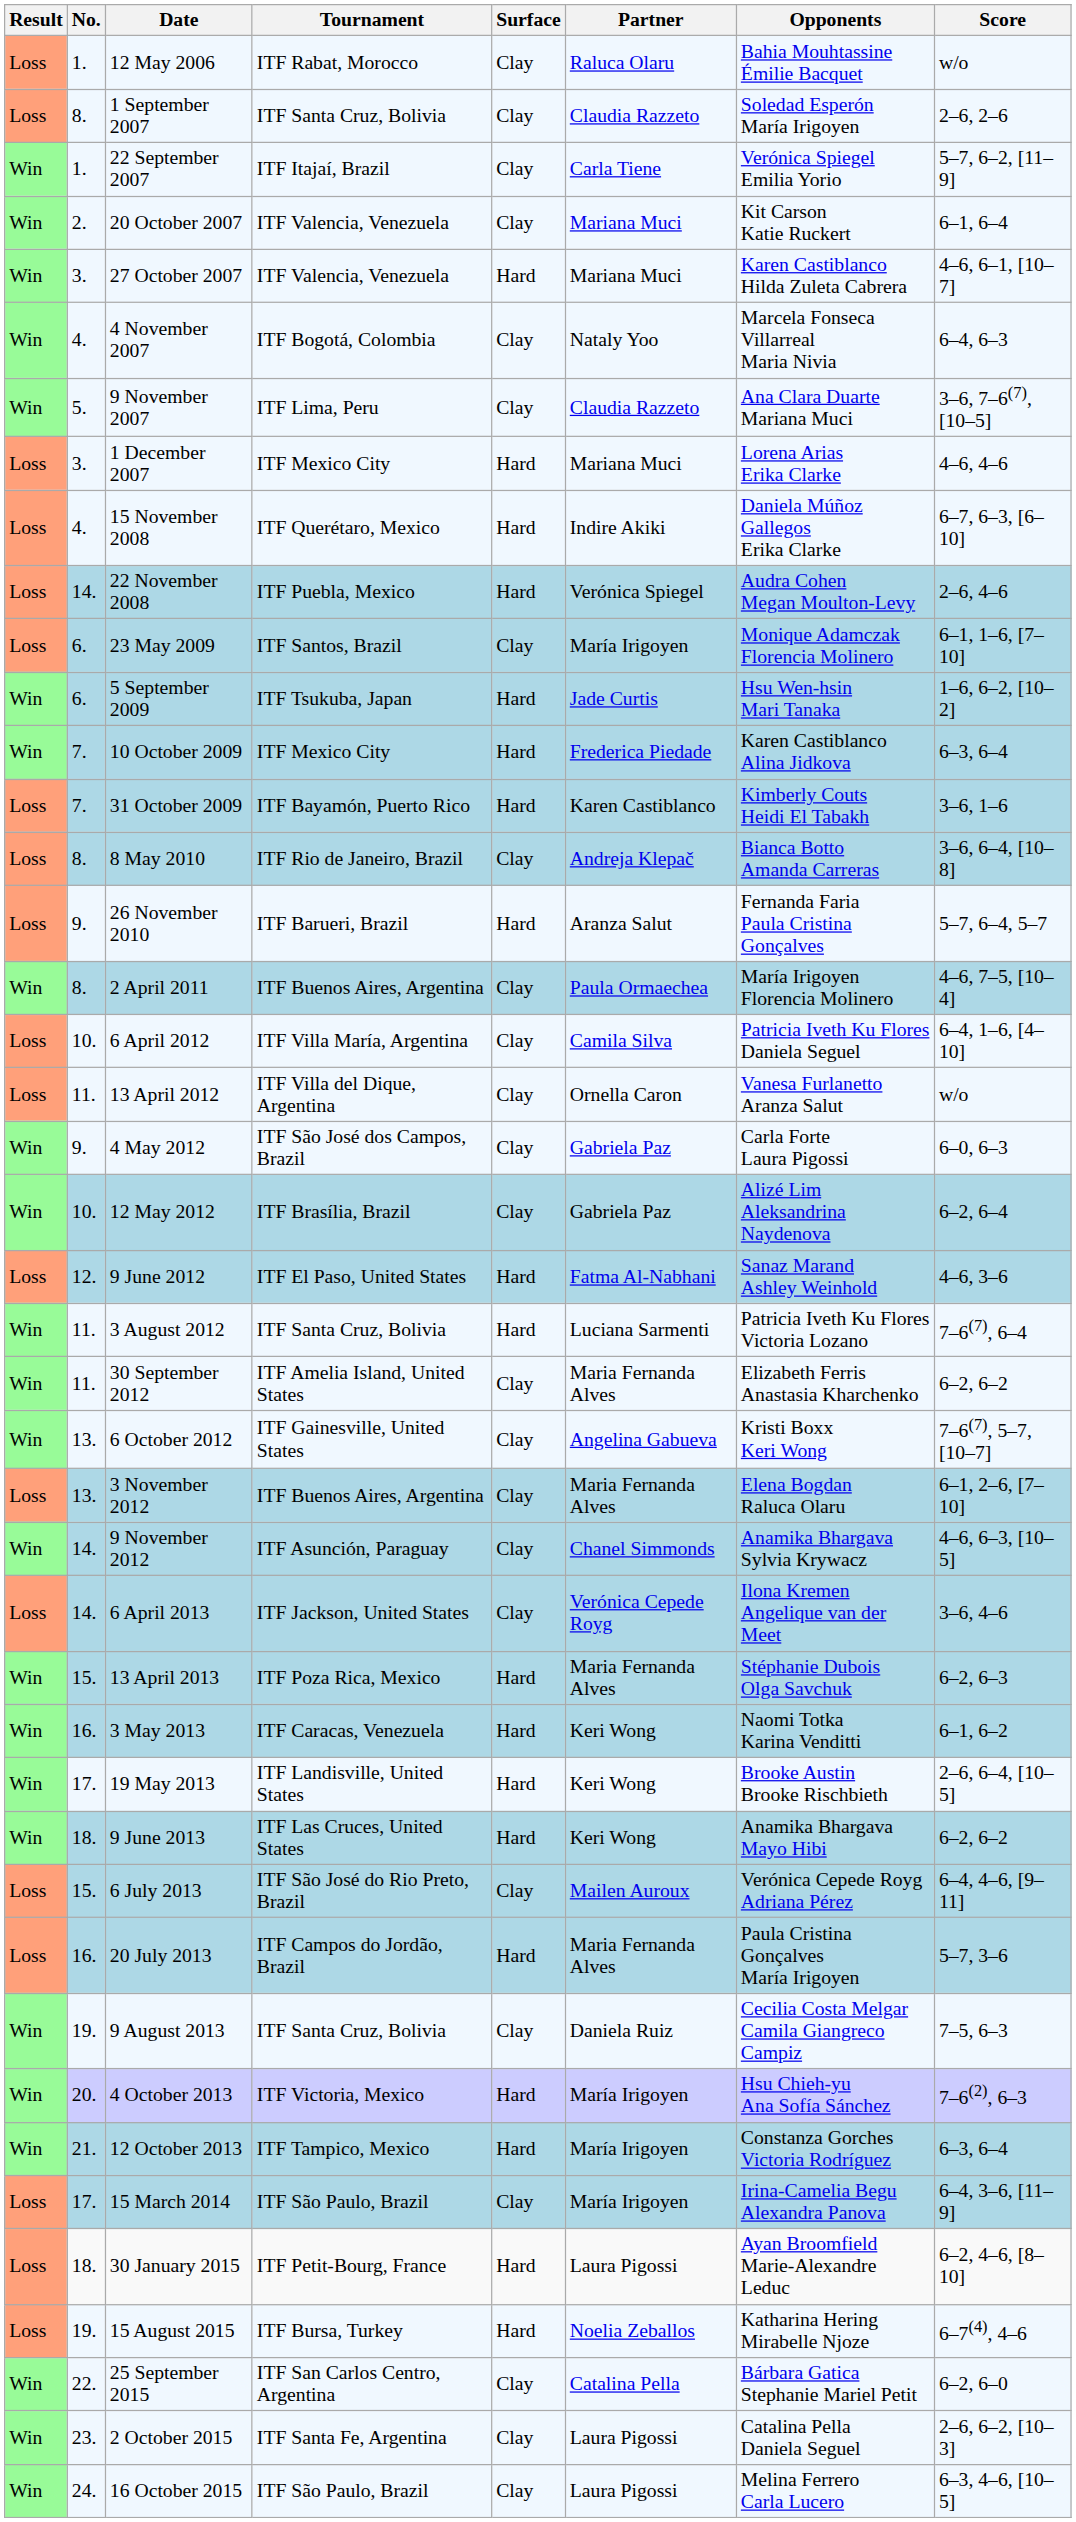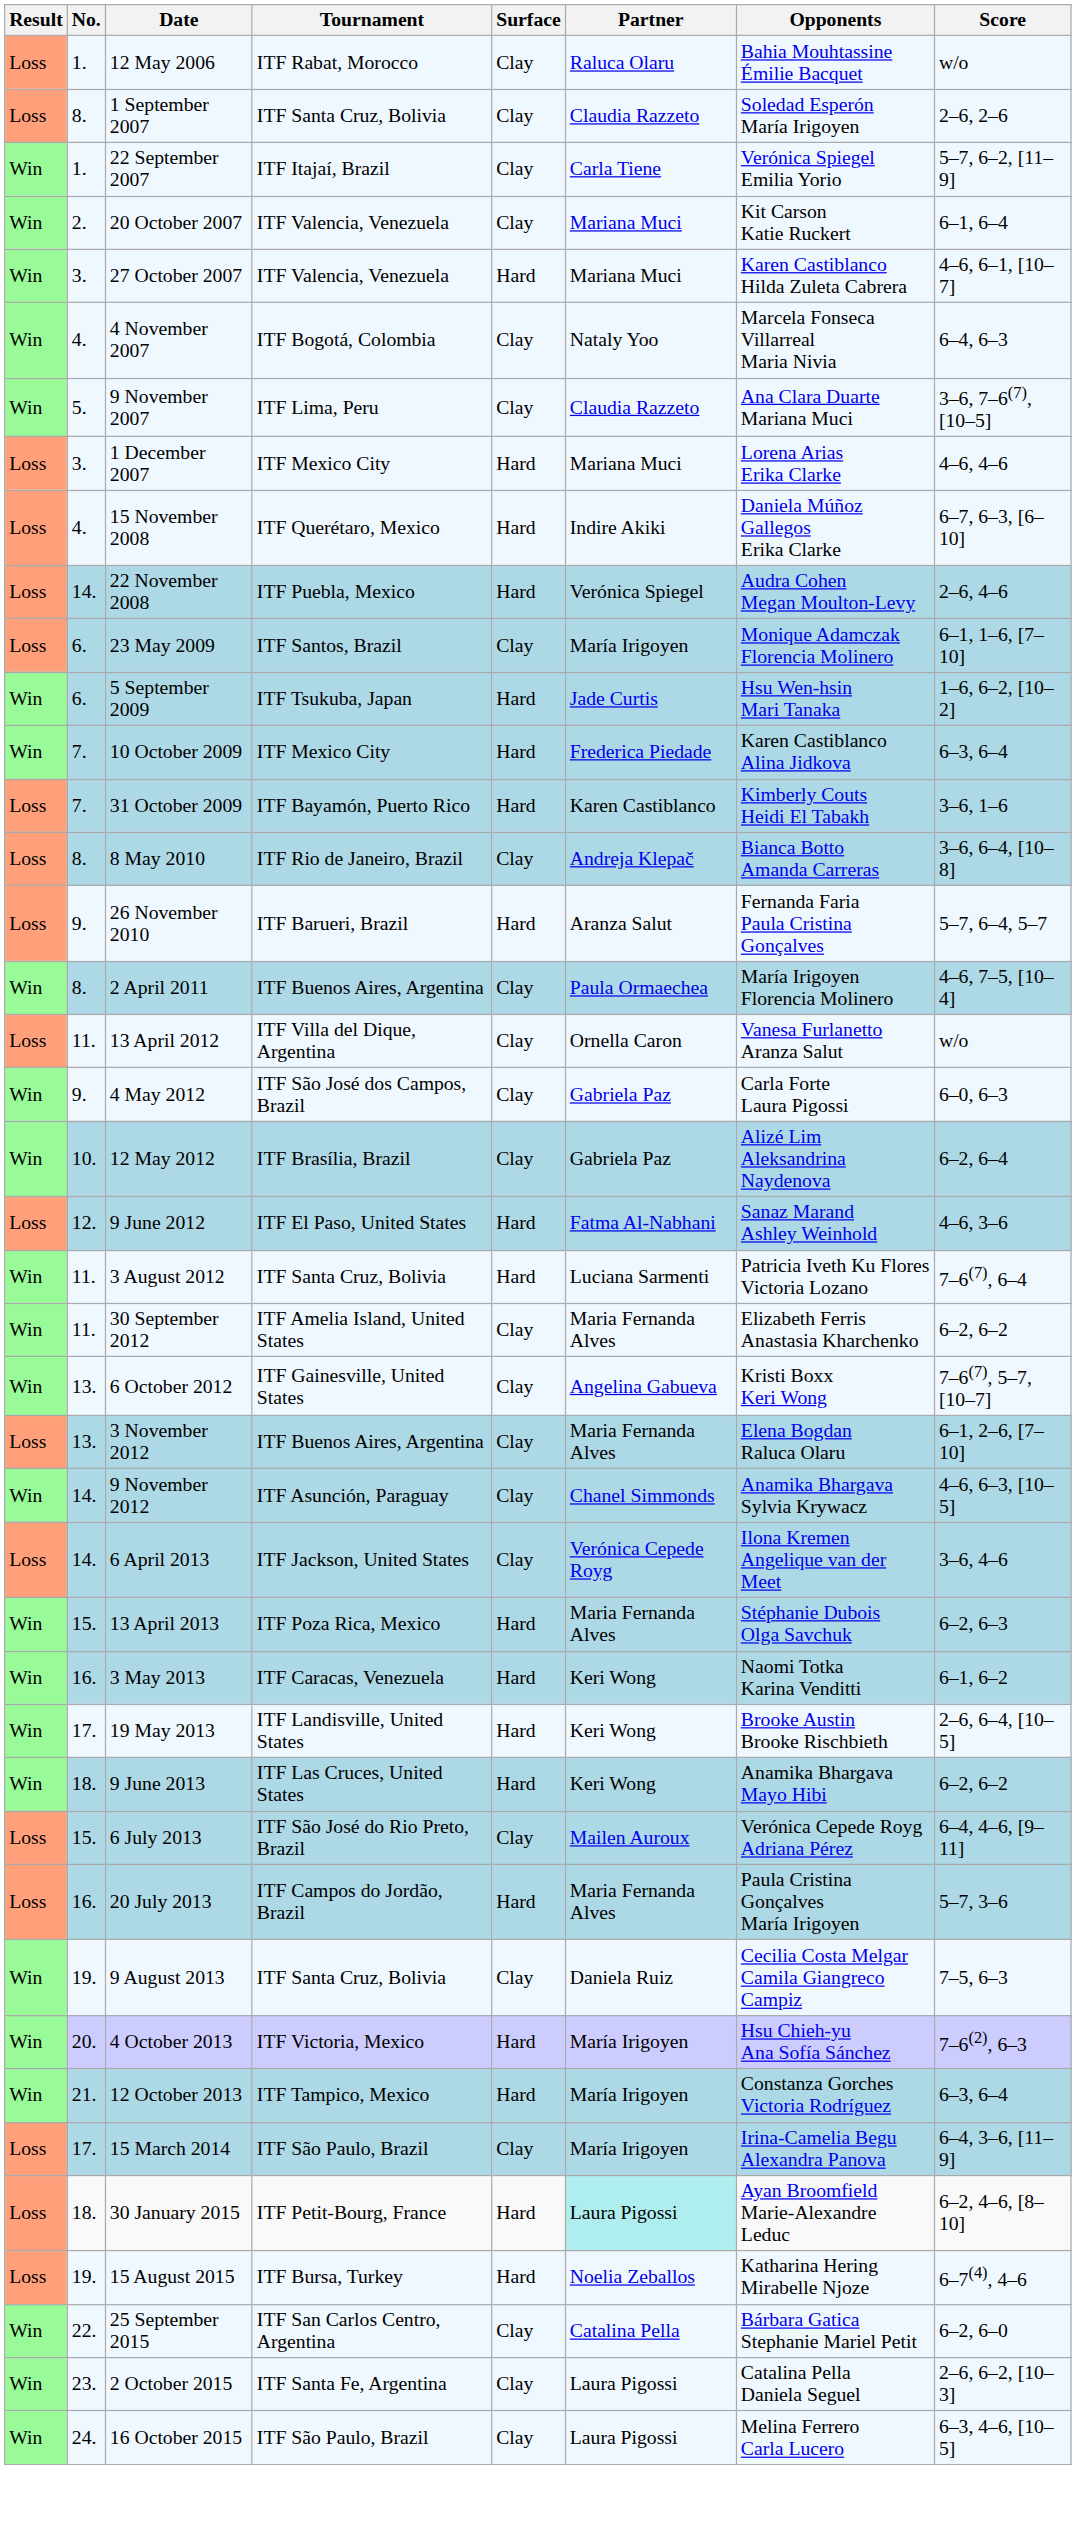- row: (160, 1041)
(624, 2266) no background -> (624, 2213) paleturquoise background
